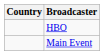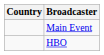rows swapped: (69, 43) <-> (57, 27)
